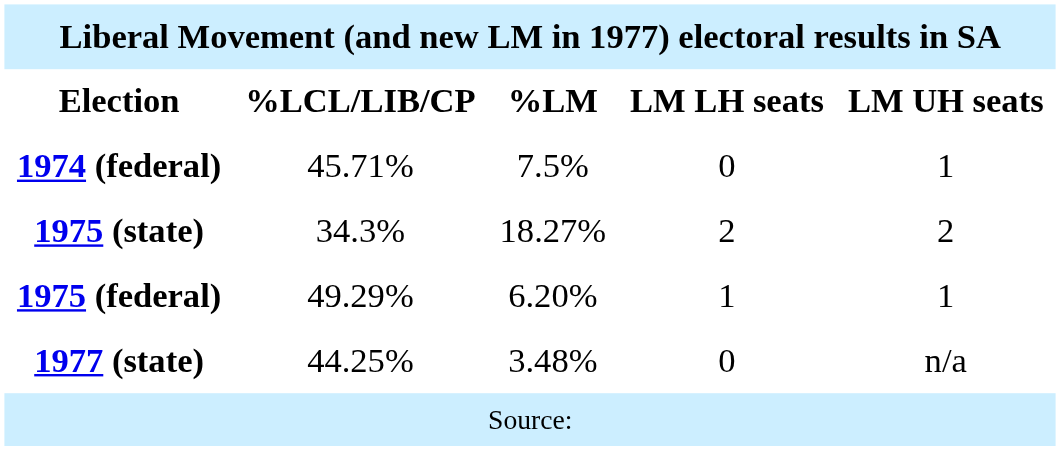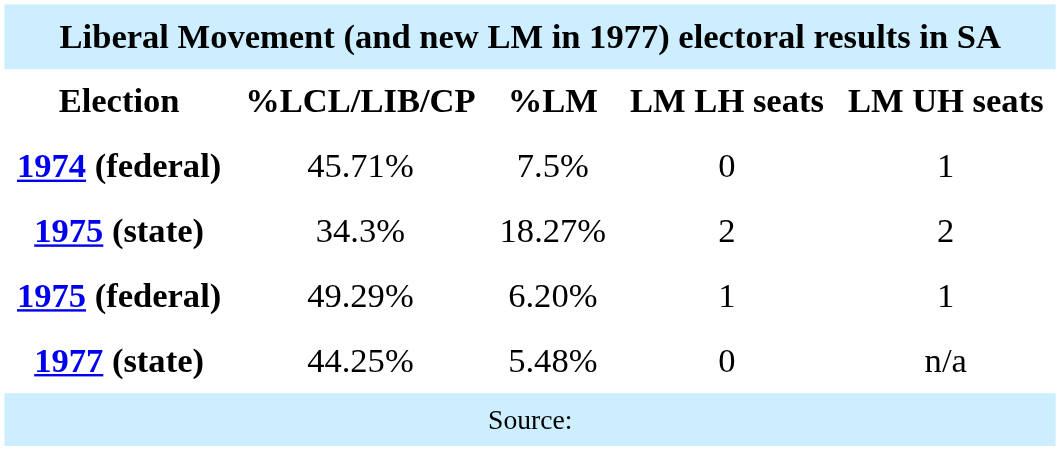(553, 359) 3.48% -> (553, 359) 5.48%
